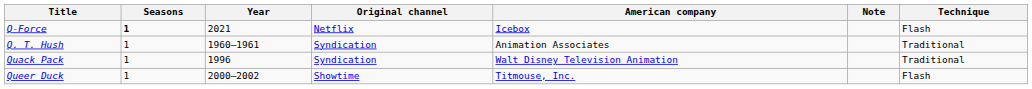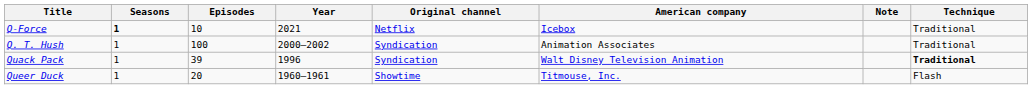+ column: (232, 12)
(916, 28) Flash -> (944, 28) Traditional
(234, 44) 1960–1961 -> (303, 44) 2000–2002
(933, 60) normal -> (944, 60) bold
(234, 76) 2000–2002 -> (303, 76) 1960–1961
